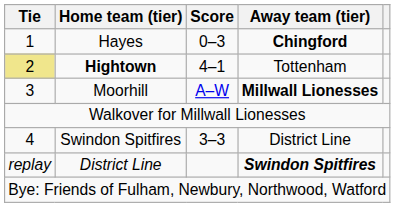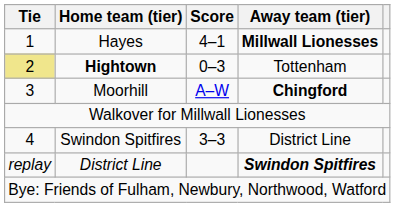(212, 41) 0–3 -> (212, 41) 4–1
(310, 41) Chingford -> (310, 41) Millwall Lionesses
(212, 66) 4–1 -> (212, 66) 0–3
(310, 90) Millwall Lionesses -> (310, 90) Chingford
